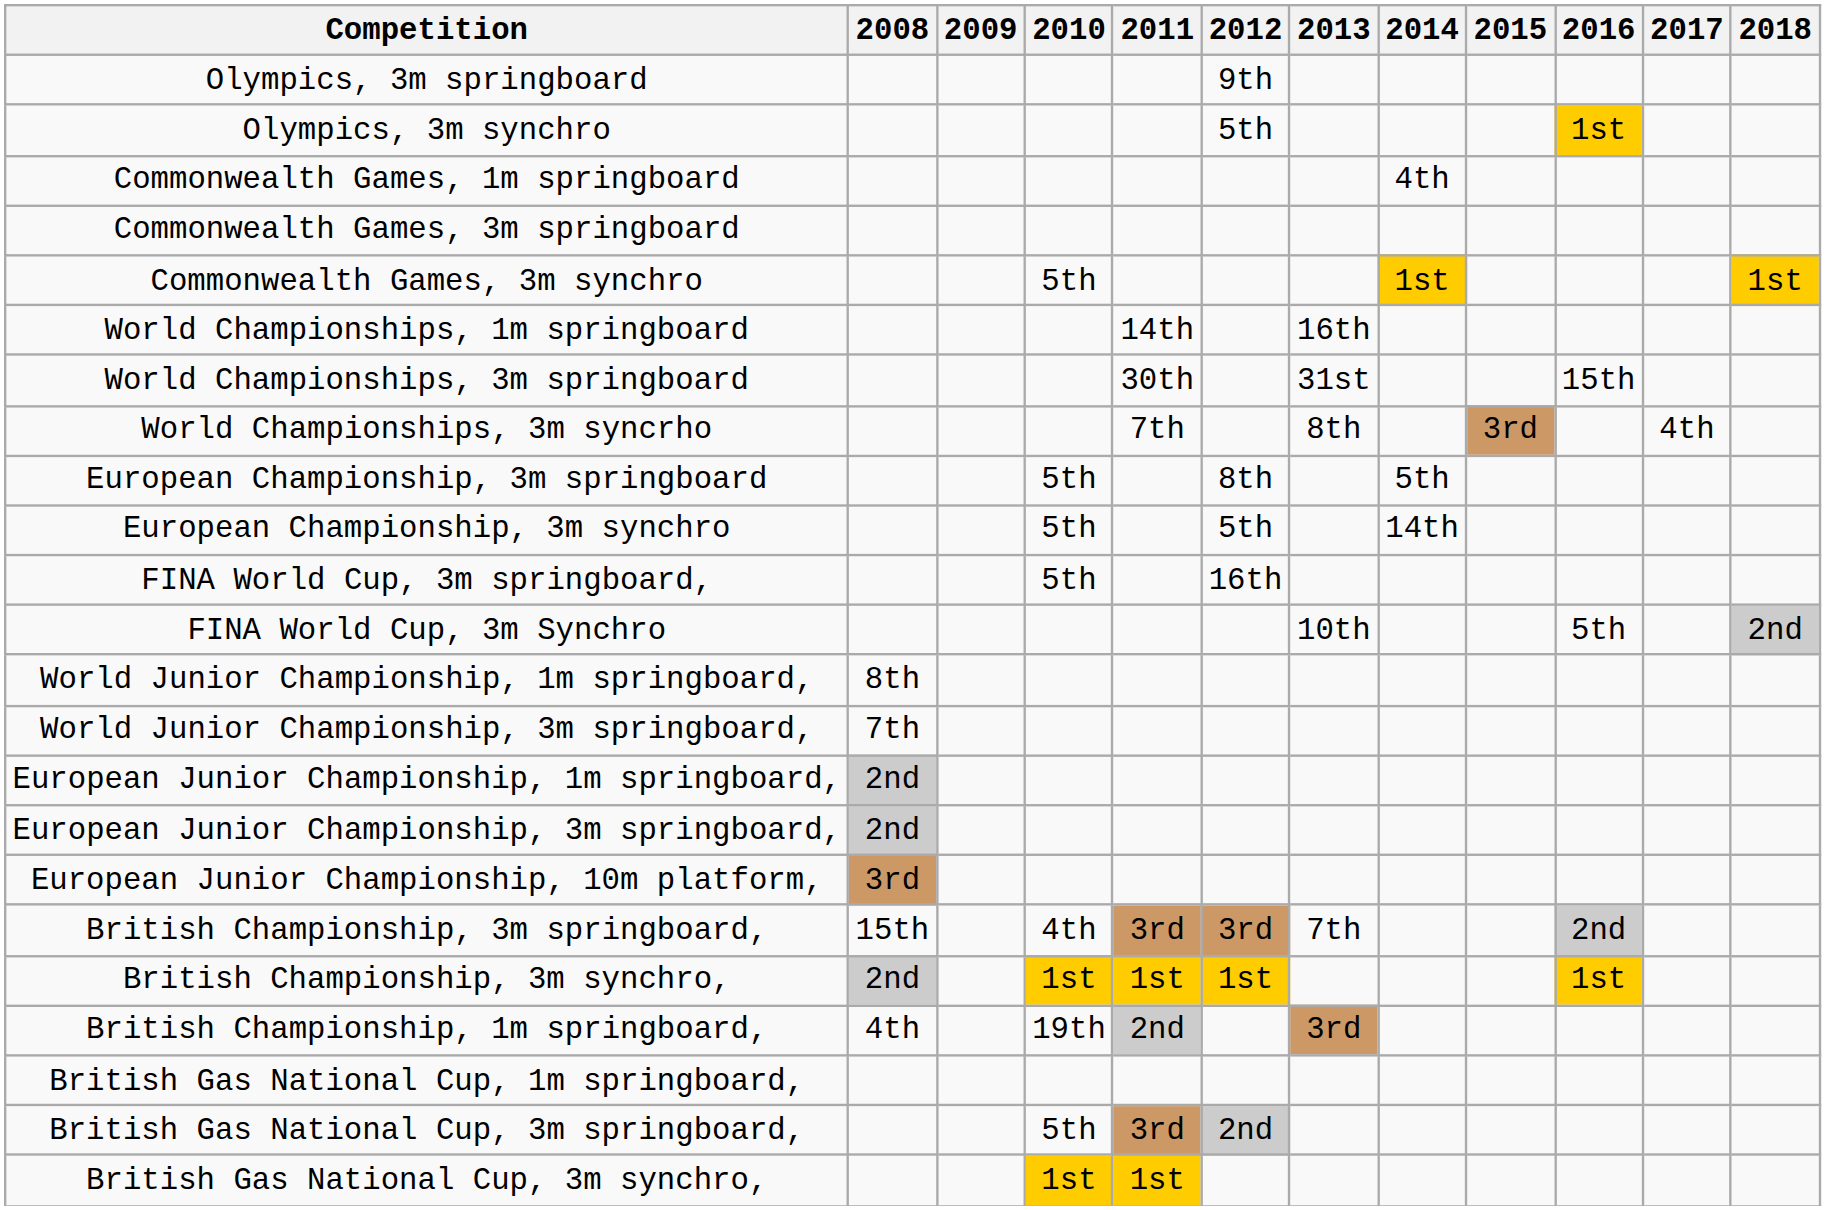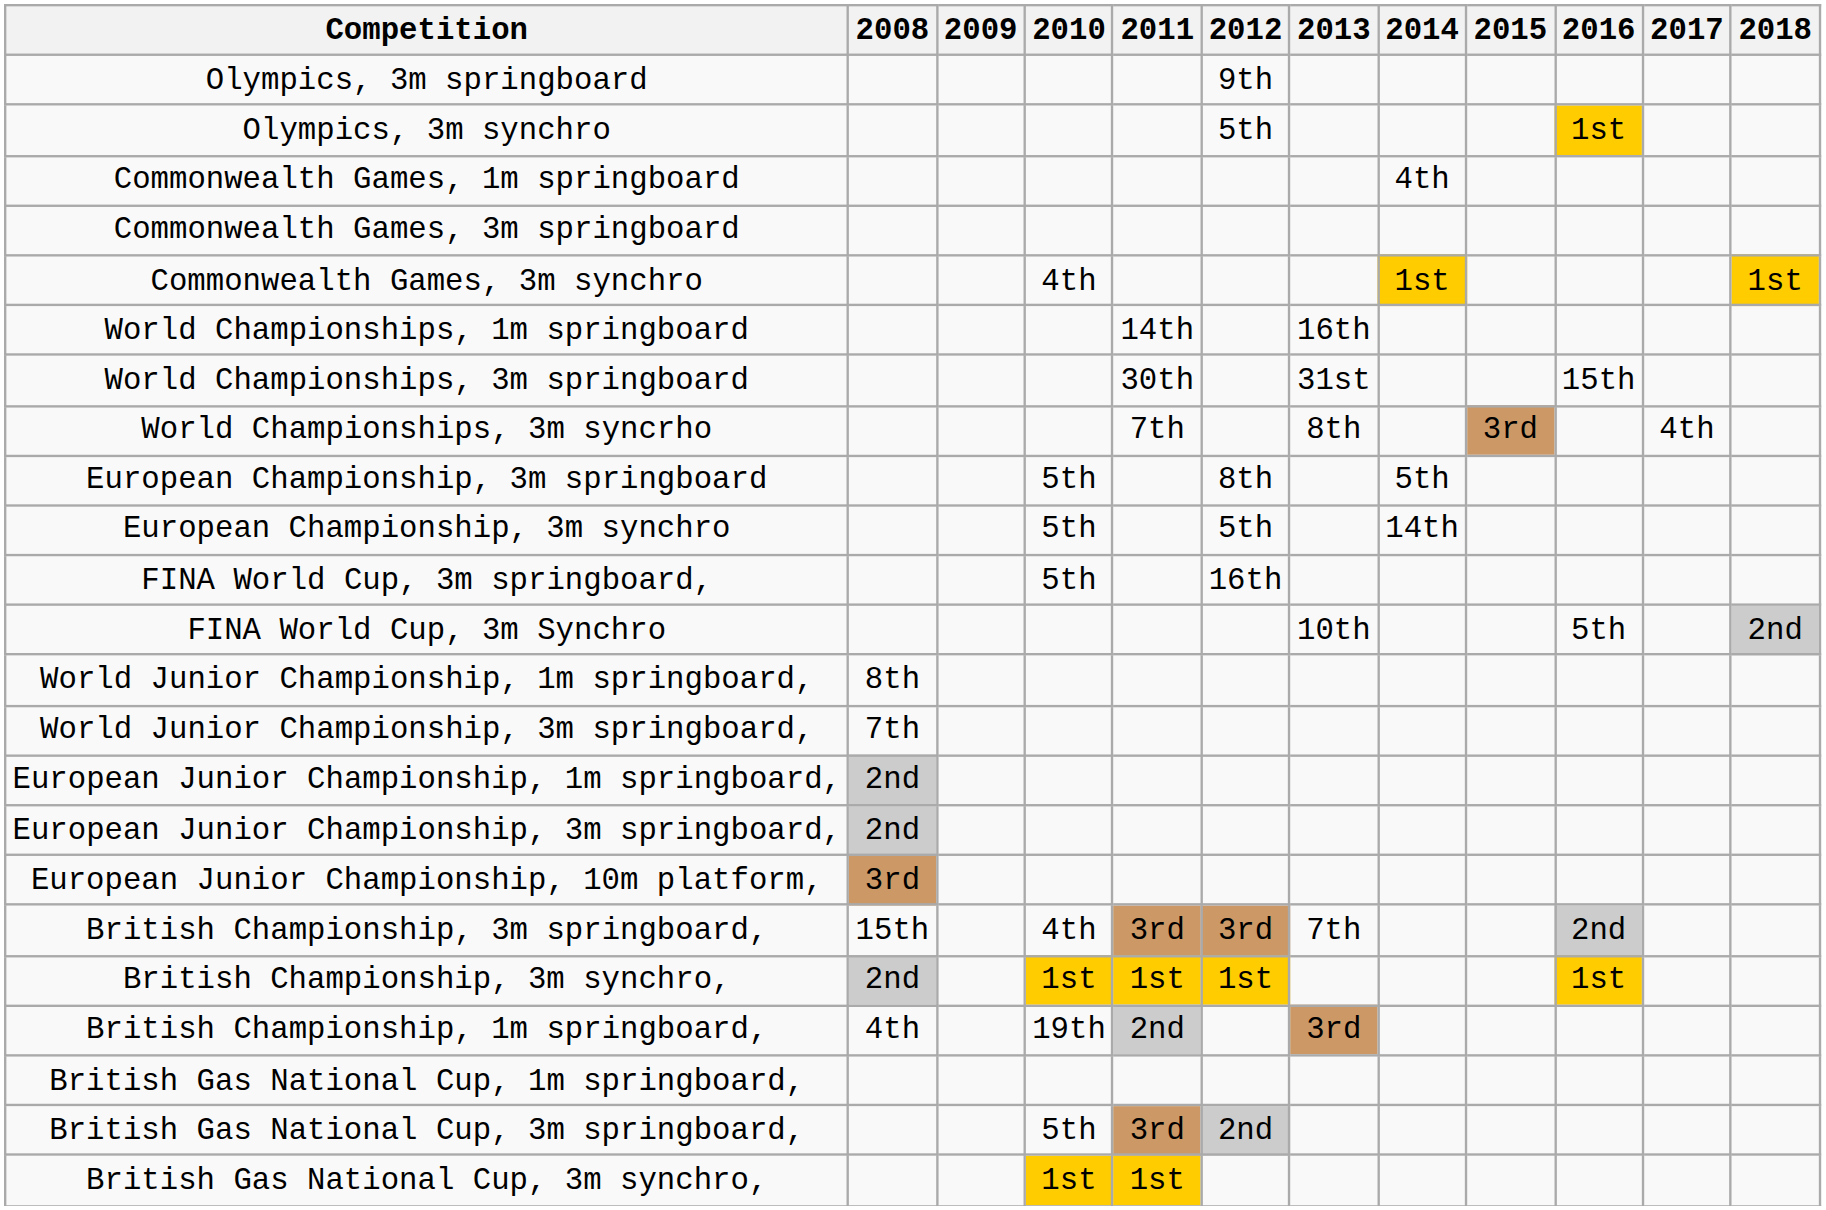(1069, 280) 5th -> (1069, 280) 4th
